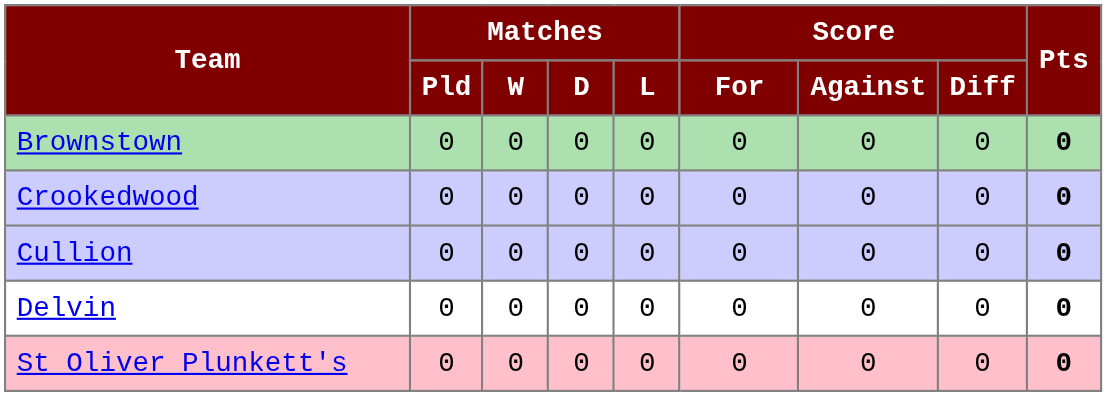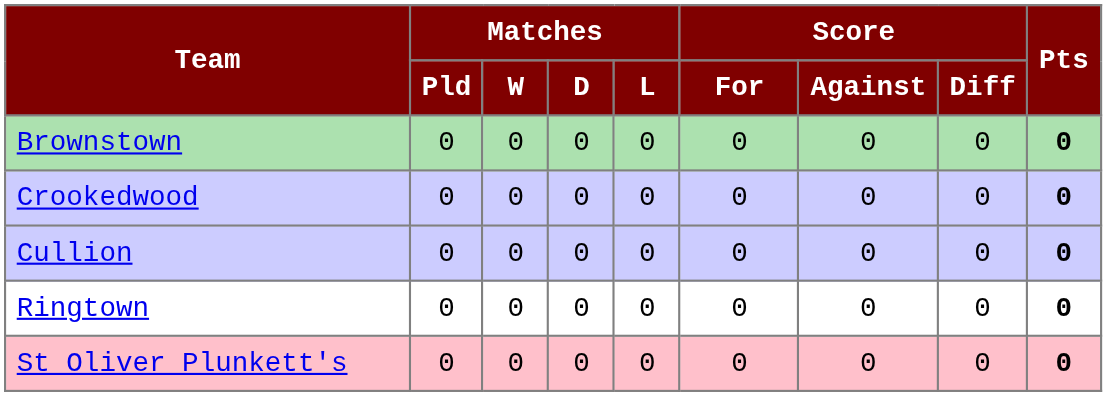- row: (66, 308)
+ row: (83, 308)
